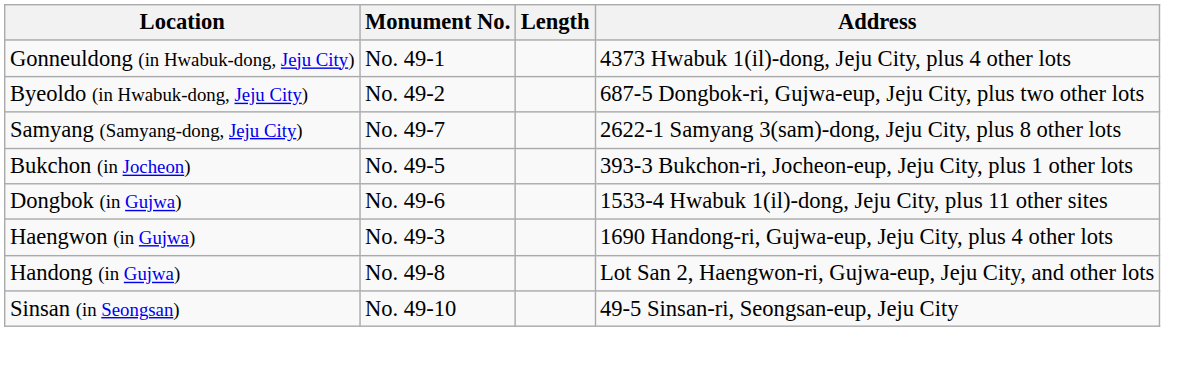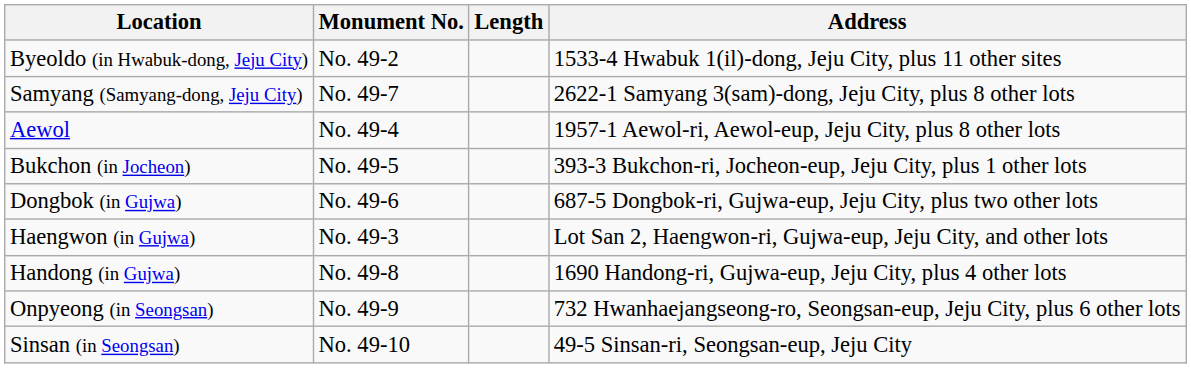- row: (182, 58)
(872, 93) 687-5 Dongbok-ri, Gujwa-eup, Jeju City, plus two other lots -> (808, 58) 1533-4 Hwabuk 1(il)-dong, Jeju City, plus 11 other sites
+ row: (40, 129)
(854, 201) 1533-4 Hwabuk 1(il)-dong, Jeju City, plus 11 other sites -> (826, 201) 687-5 Dongbok-ri, Gujwa-eup, Jeju City, plus two other lots
(857, 237) 1690 Handong-ri, Gujwa-eup, Jeju City, plus 4 other lots -> (831, 237) Lot San 2, Haengwon-ri, Gujwa-eup, Jeju City, and other lots
(877, 272) Lot San 2, Haengwon-ri, Gujwa-eup, Jeju City, and other lots -> (810, 272) 1690 Handong-ri, Gujwa-eup, Jeju City, plus 4 other lots
+ row: (112, 308)
